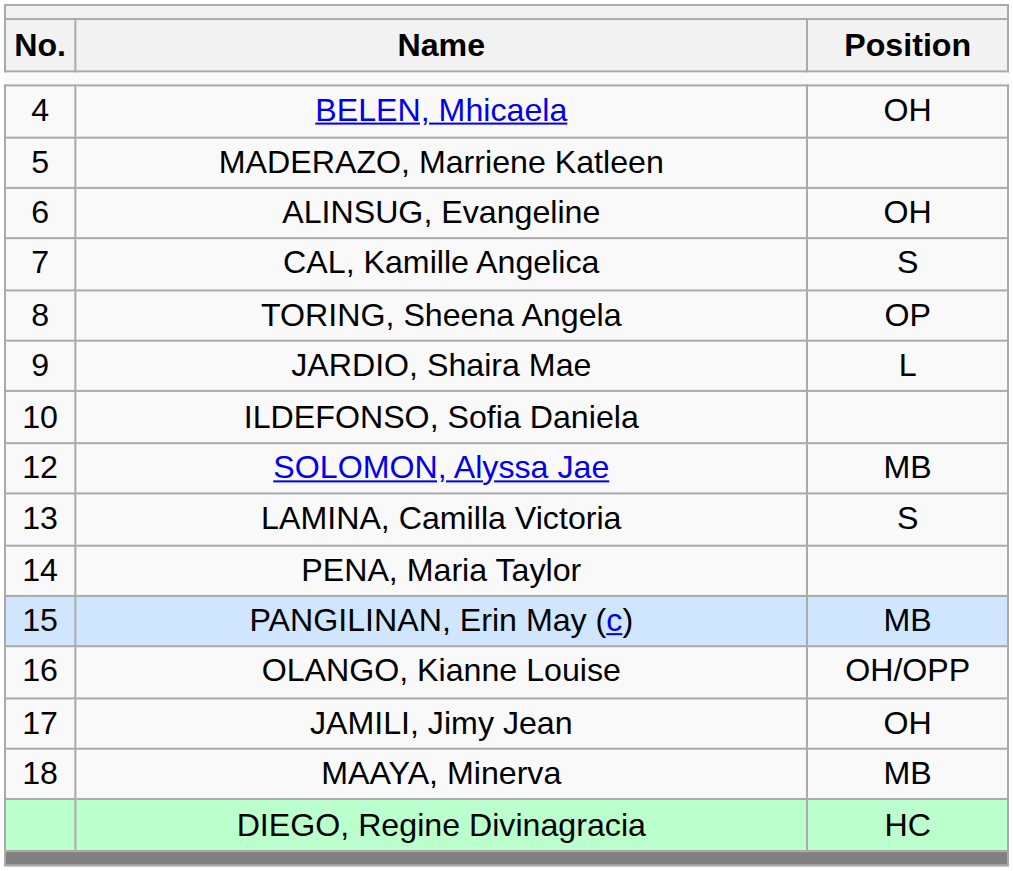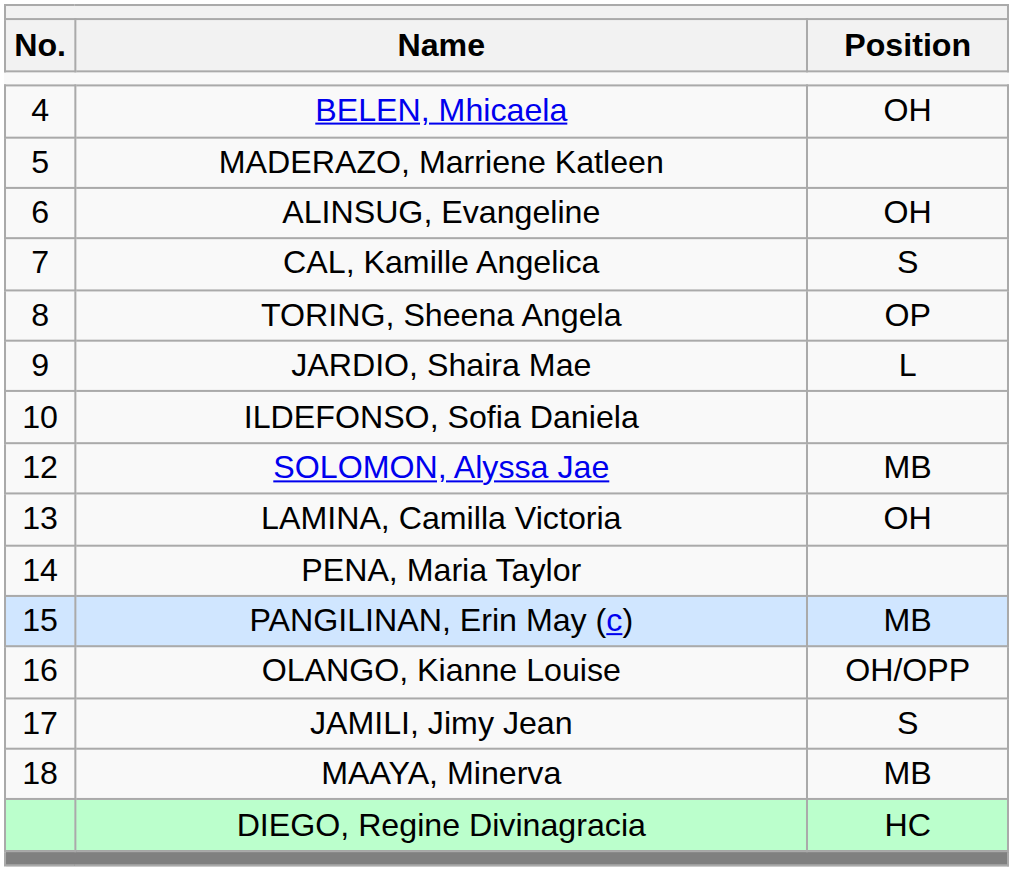(908, 518) S -> (908, 518) OH
(908, 722) OH -> (908, 722) S
